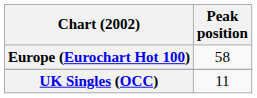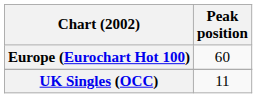(222, 57) 58 -> (222, 57) 60
